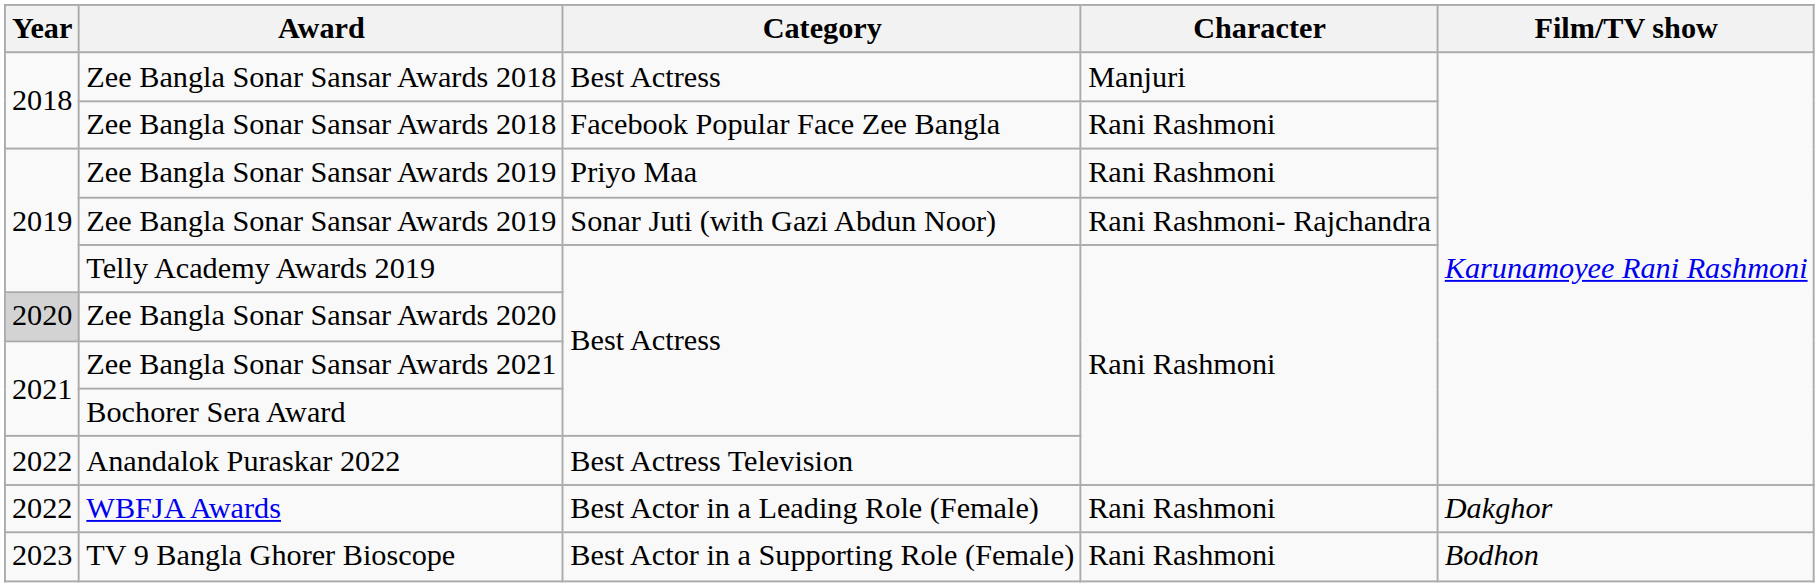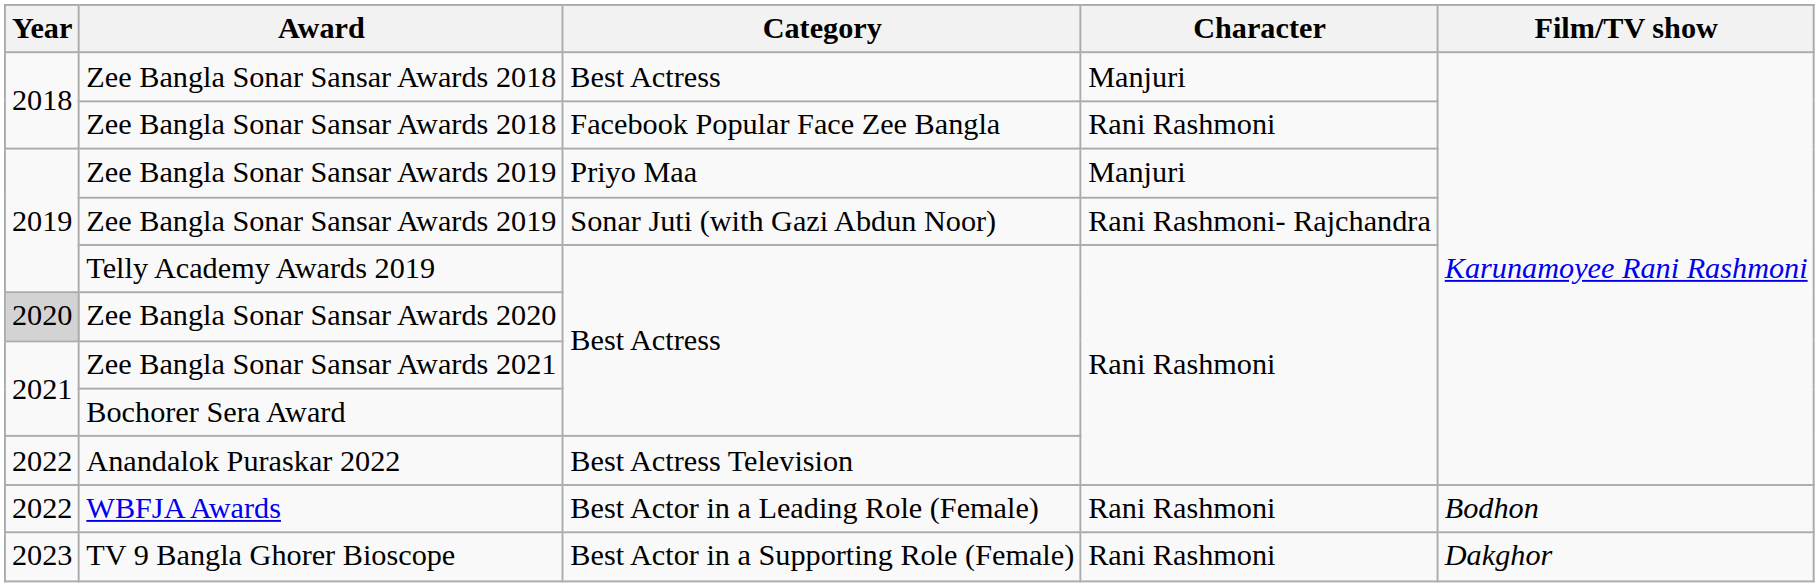(1182, 172) Rani Rashmoni -> (1137, 172) Manjuri
(1499, 508) Dakghor -> (1492, 508) Bodhon
(1492, 556) Bodhon -> (1499, 556) Dakghor
